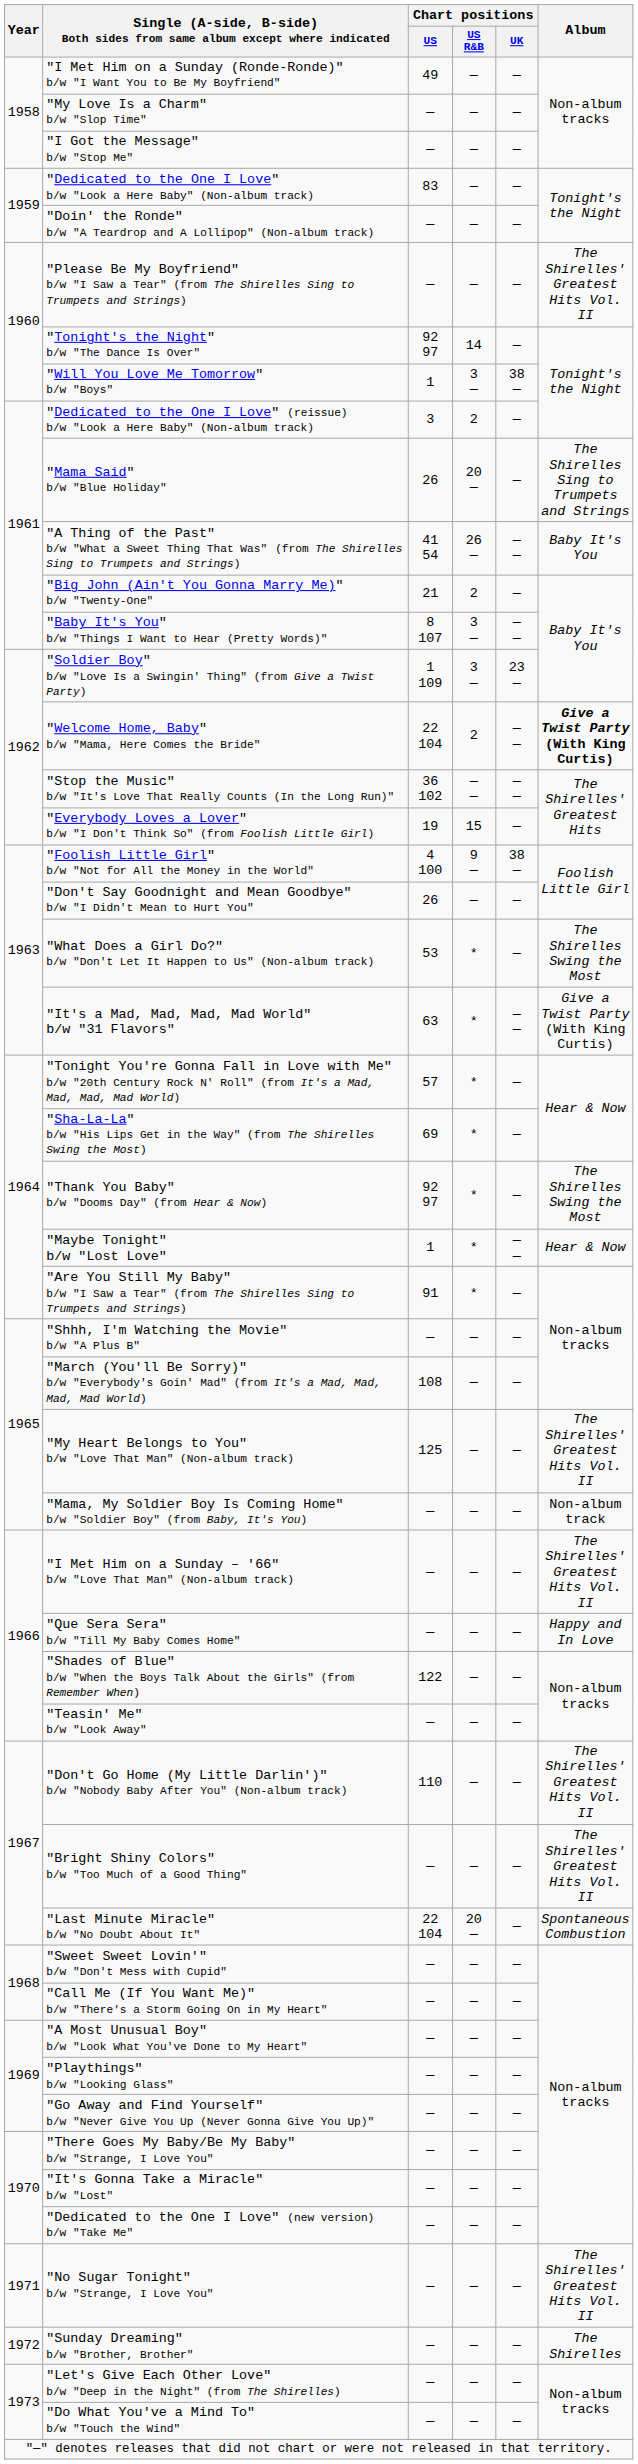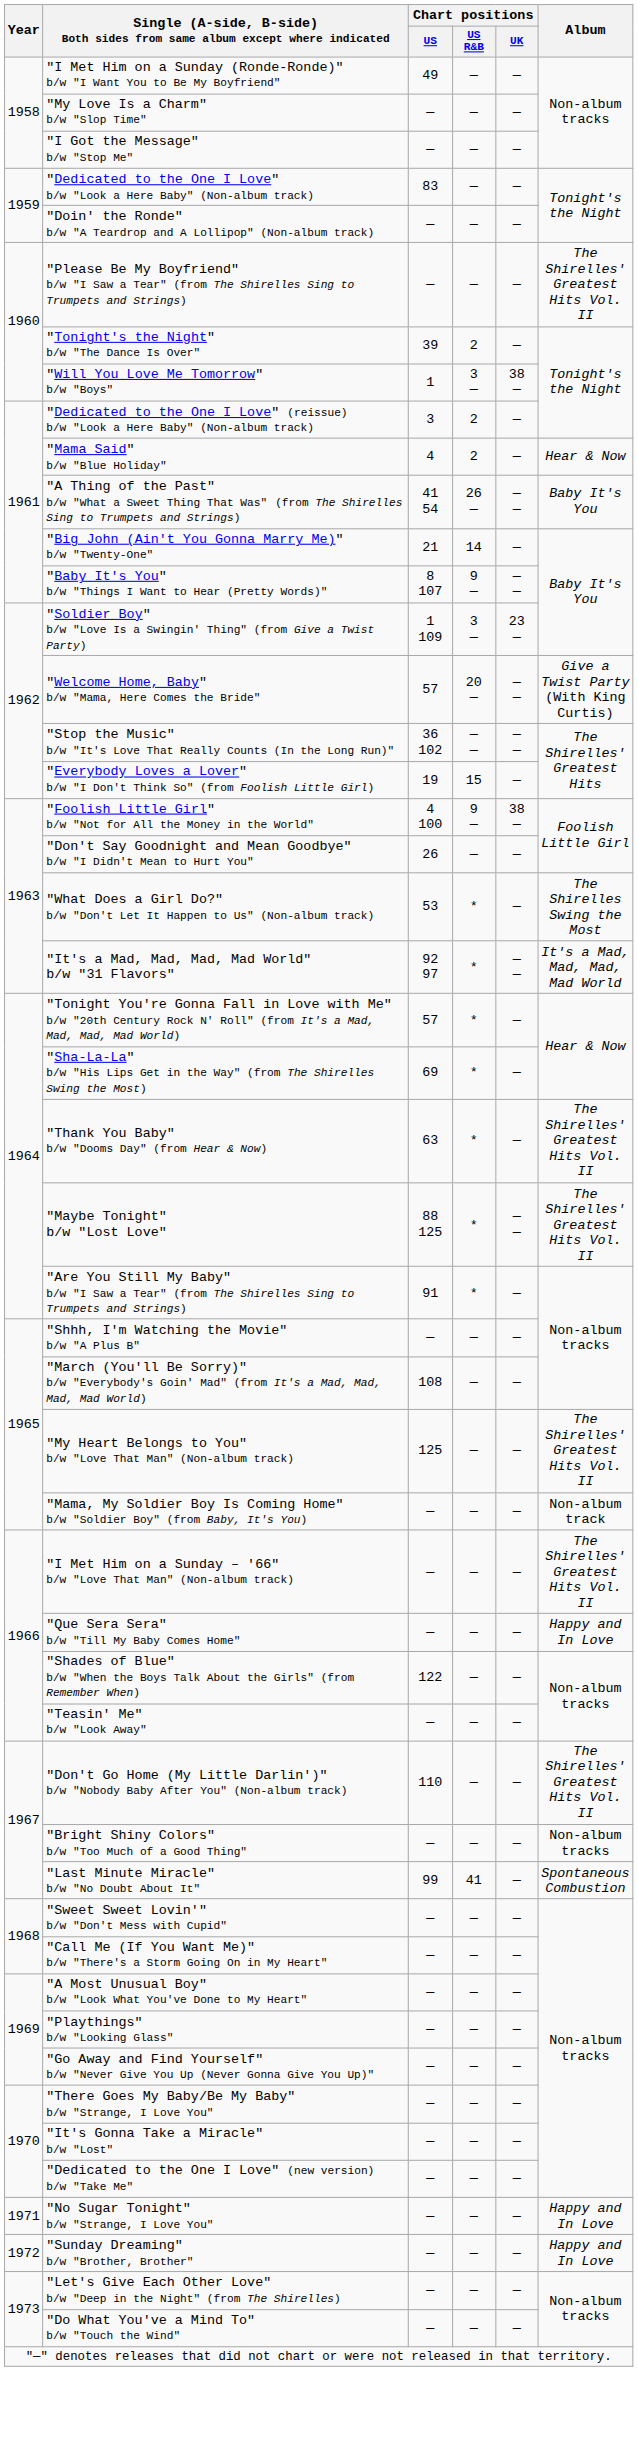(430, 345) 92 97 -> (430, 345) 39
(474, 345) 14 -> (474, 345) 2
(430, 480) 26 -> (430, 457) 4
(474, 480) 20 — -> (474, 457) 2
(585, 480) The Shirelles Sing to Trumpets and Strings -> (585, 457) Hear & Now
(474, 593) 2 -> (474, 547) 14
(474, 631) 3 — -> (474, 584) 9 —
(430, 736) 22 104 -> (430, 690) 57
(474, 736) 2 -> (474, 690) 20 —
(585, 736) bold -> (585, 690) normal
(430, 1021) 63 -> (430, 967) 92 97
(585, 1021) Give a Twist Party (With King Curtis) -> (585, 967) It's a Mad, Mad, Mad, Mad World
(430, 1195) 92 97 -> (430, 1141) 63
(585, 1195) The Shirelles Swing the Most -> (585, 1141) The Shirelles' Greatest Hits Vol. II
(430, 1248) 1 -> (430, 1225) 88 125
(585, 1248) Hear & Now -> (585, 1225) The Shirelles' Greatest Hits Vol. II
(585, 1866) The Shirelles' Greatest Hits Vol. II -> (585, 1843) Non-album tracks
(430, 1927) 22 104 -> (430, 1880) 99
(474, 1927) 20 — -> (474, 1880) 41
(585, 2285) The Shirelles' Greatest Hits Vol. II -> (585, 2216) Happy and In Love
(585, 2346) The Shirelles -> (585, 2253) Happy and In Love
